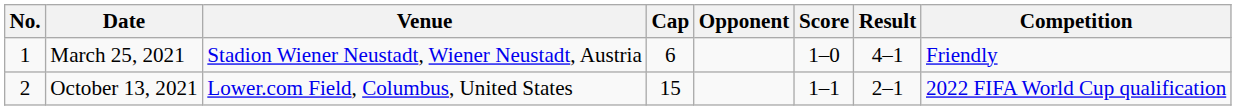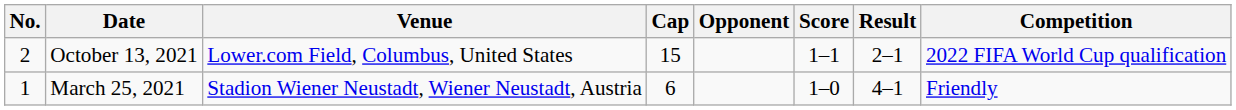rows swapped: (118, 54) <-> (124, 88)
